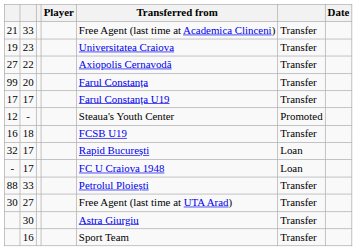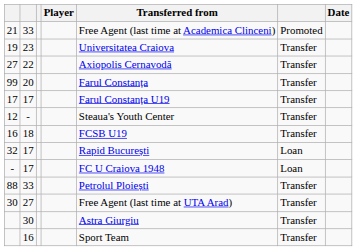(299, 30) Transfer -> (301, 30) Promoted
(301, 116) Promoted -> (299, 116) Transfer
